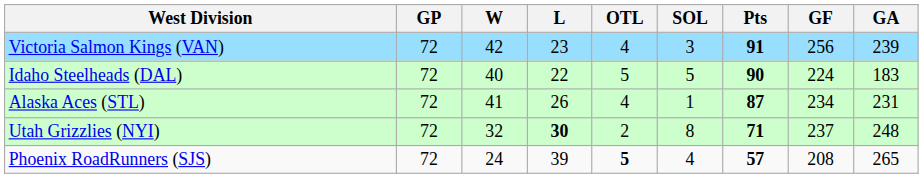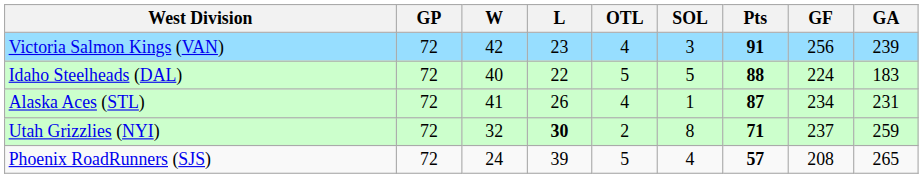(755, 74) 90 -> (755, 74) 88
(886, 131) 248 -> (886, 131) 259
(625, 159) bold -> (625, 159) normal
